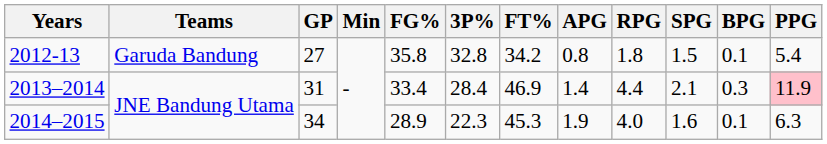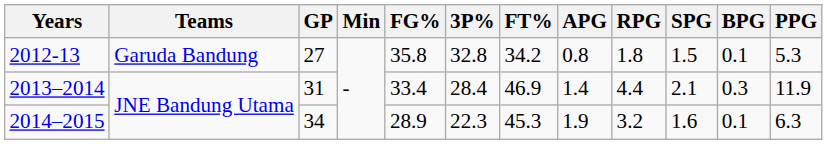(788, 54) 5.4 -> (788, 54) 5.3
(793, 88) pink background -> (793, 88) no background
(630, 121) 4.0 -> (630, 121) 3.2
